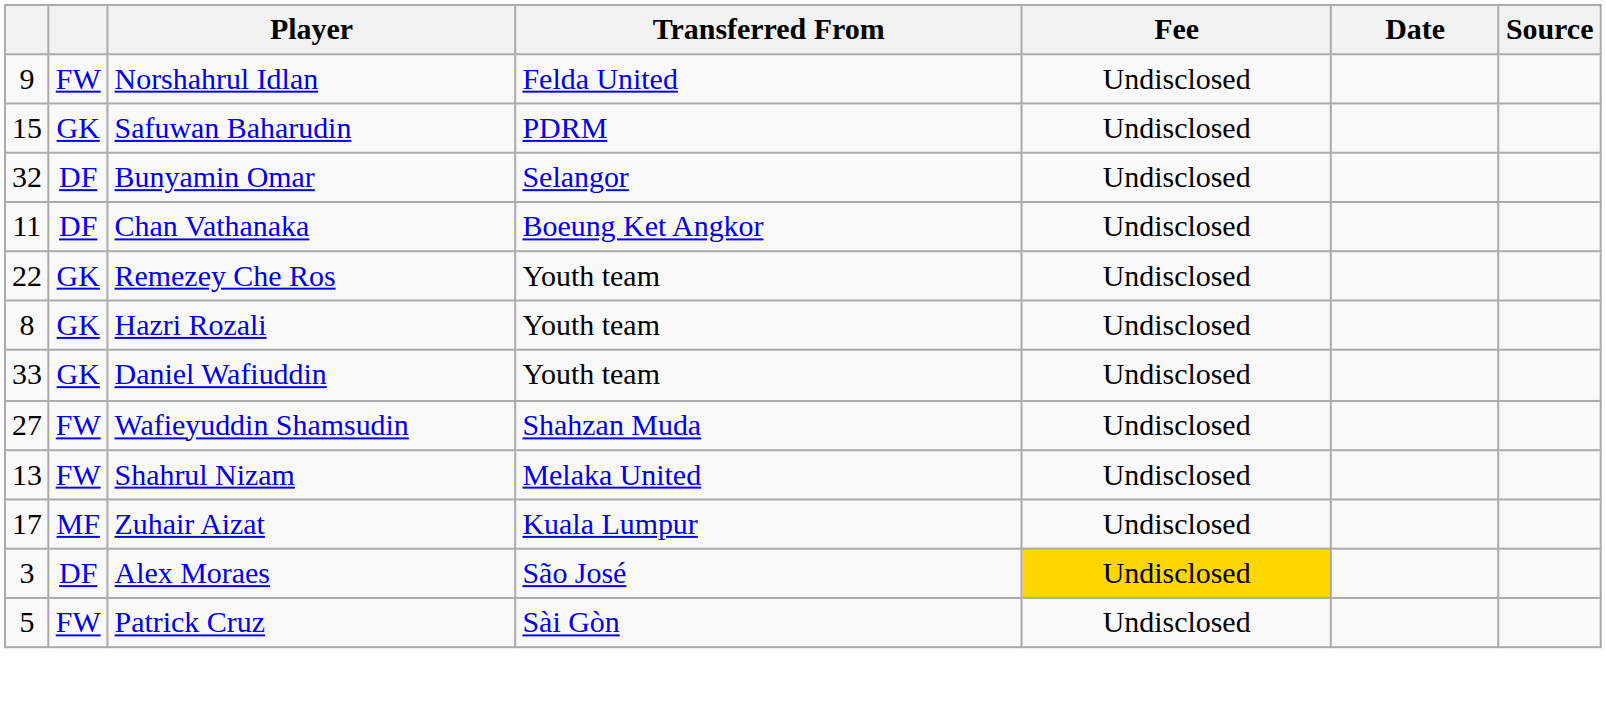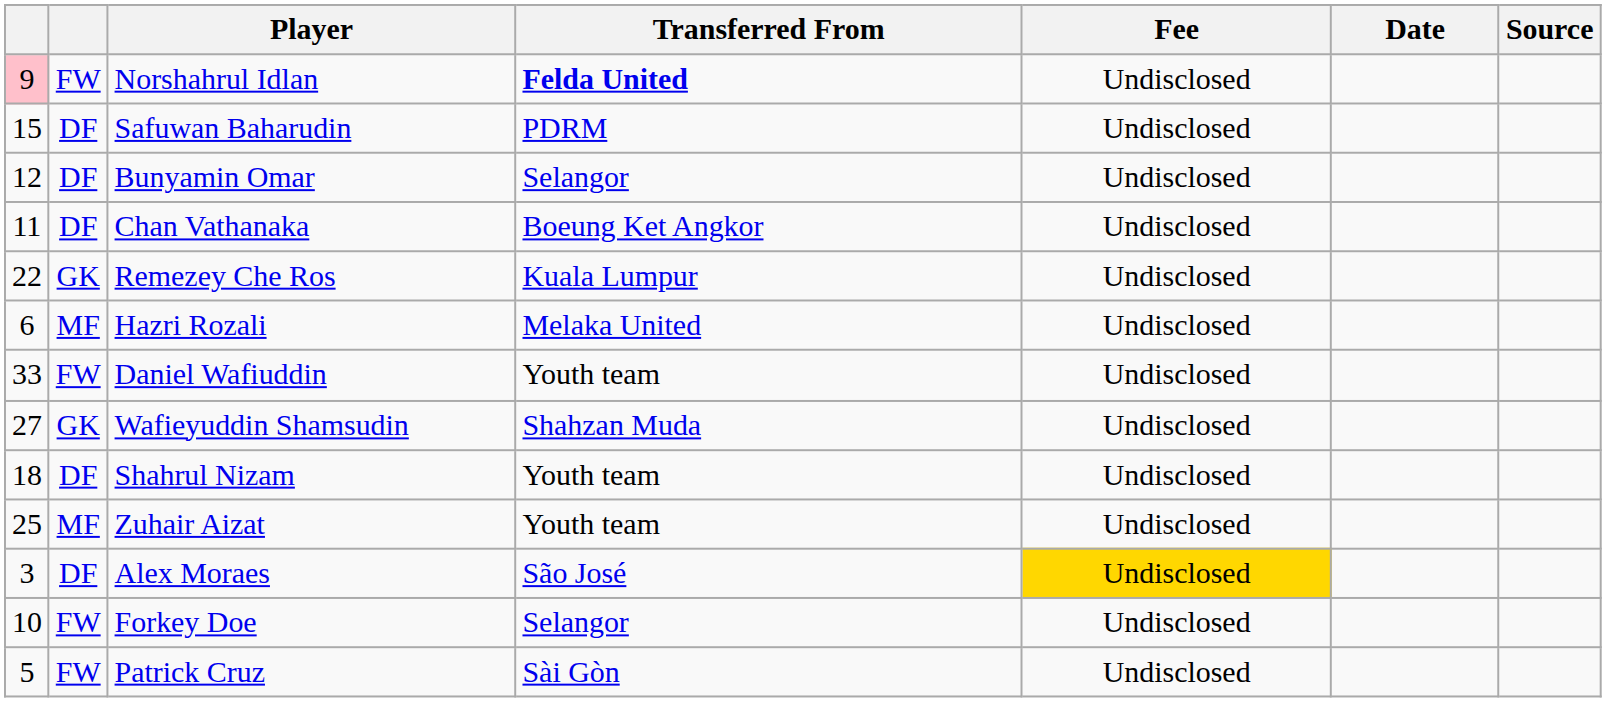(27, 78) no background -> (27, 78) pink background
(600, 78) normal -> (605, 78) bold
(78, 128) GK -> (78, 128) DF
(27, 177) 32 -> (27, 177) 12
(591, 276) Youth team -> (610, 276) Kuala Lumpur
(27, 325) 8 -> (27, 325) 6
(78, 325) GK -> (78, 325) MF
(591, 325) Youth team -> (612, 325) Melaka United
(78, 374) GK -> (78, 374) FW
(78, 424) FW -> (78, 424) GK
(27, 473) 13 -> (27, 473) 18
(78, 473) FW -> (78, 473) DF
(612, 473) Melaka United -> (591, 473) Youth team
(27, 523) 17 -> (27, 523) 25
(610, 523) Kuala Lumpur -> (591, 523) Youth team
+ row: (186, 621)
